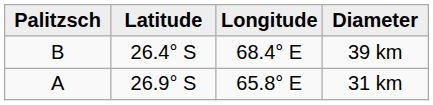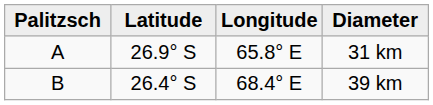rows swapped: (375, 83) <-> (375, 52)
